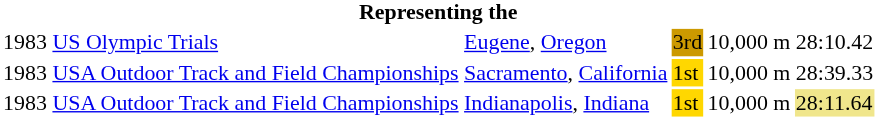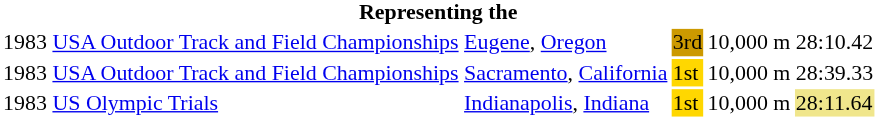(135, 42) US Olympic Trials -> (256, 42) USA Outdoor Track and Field Championships
(256, 102) USA Outdoor Track and Field Championships -> (135, 102) US Olympic Trials
